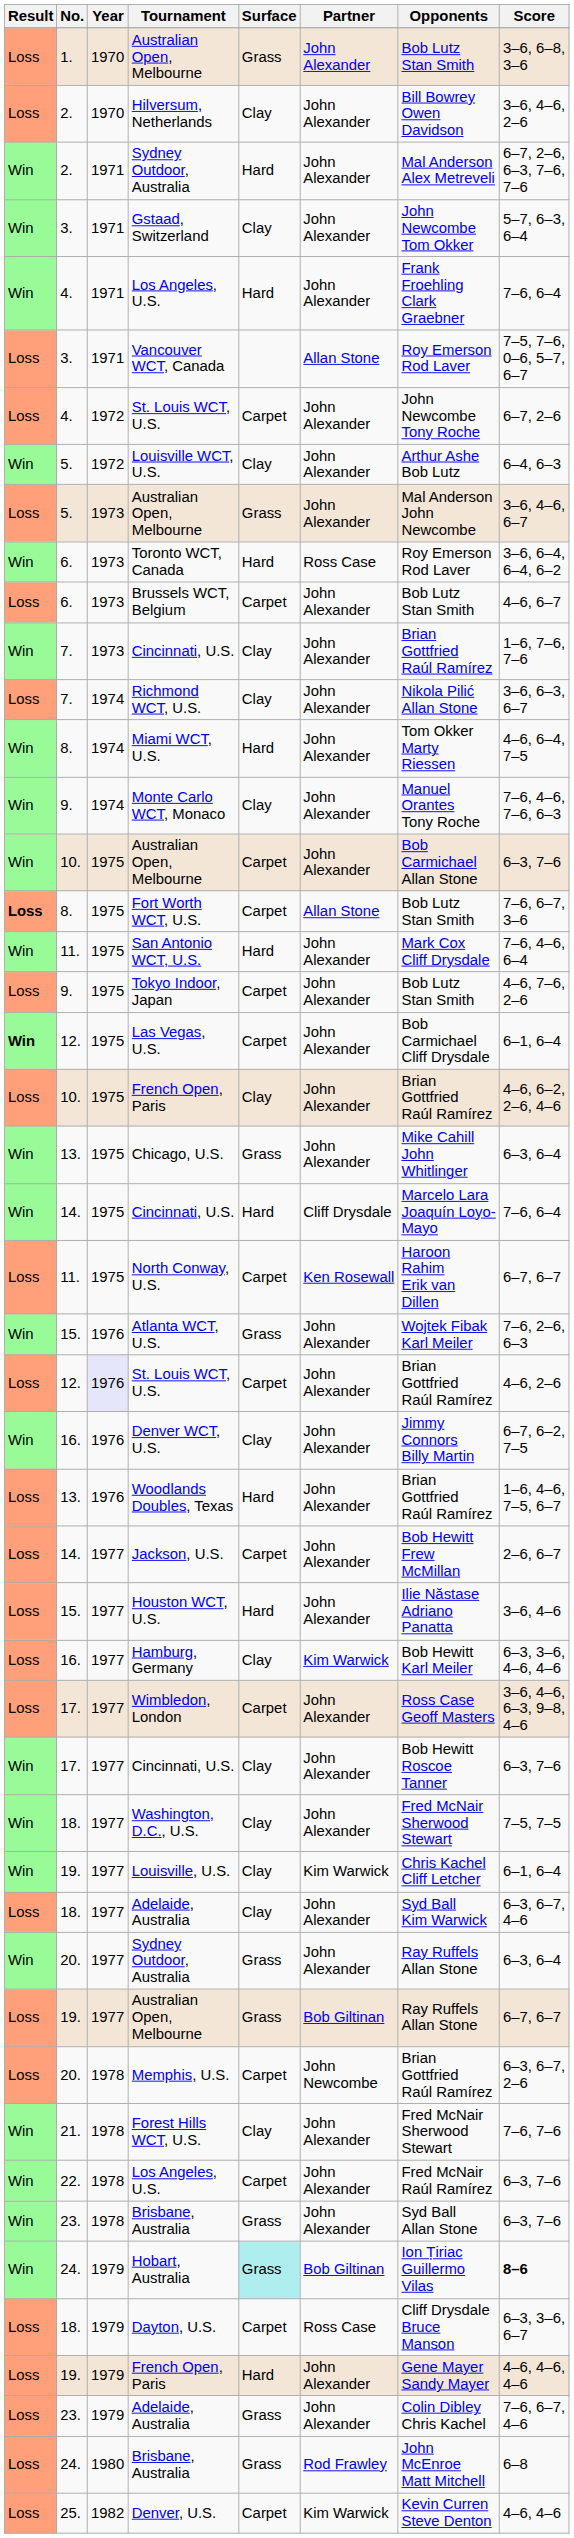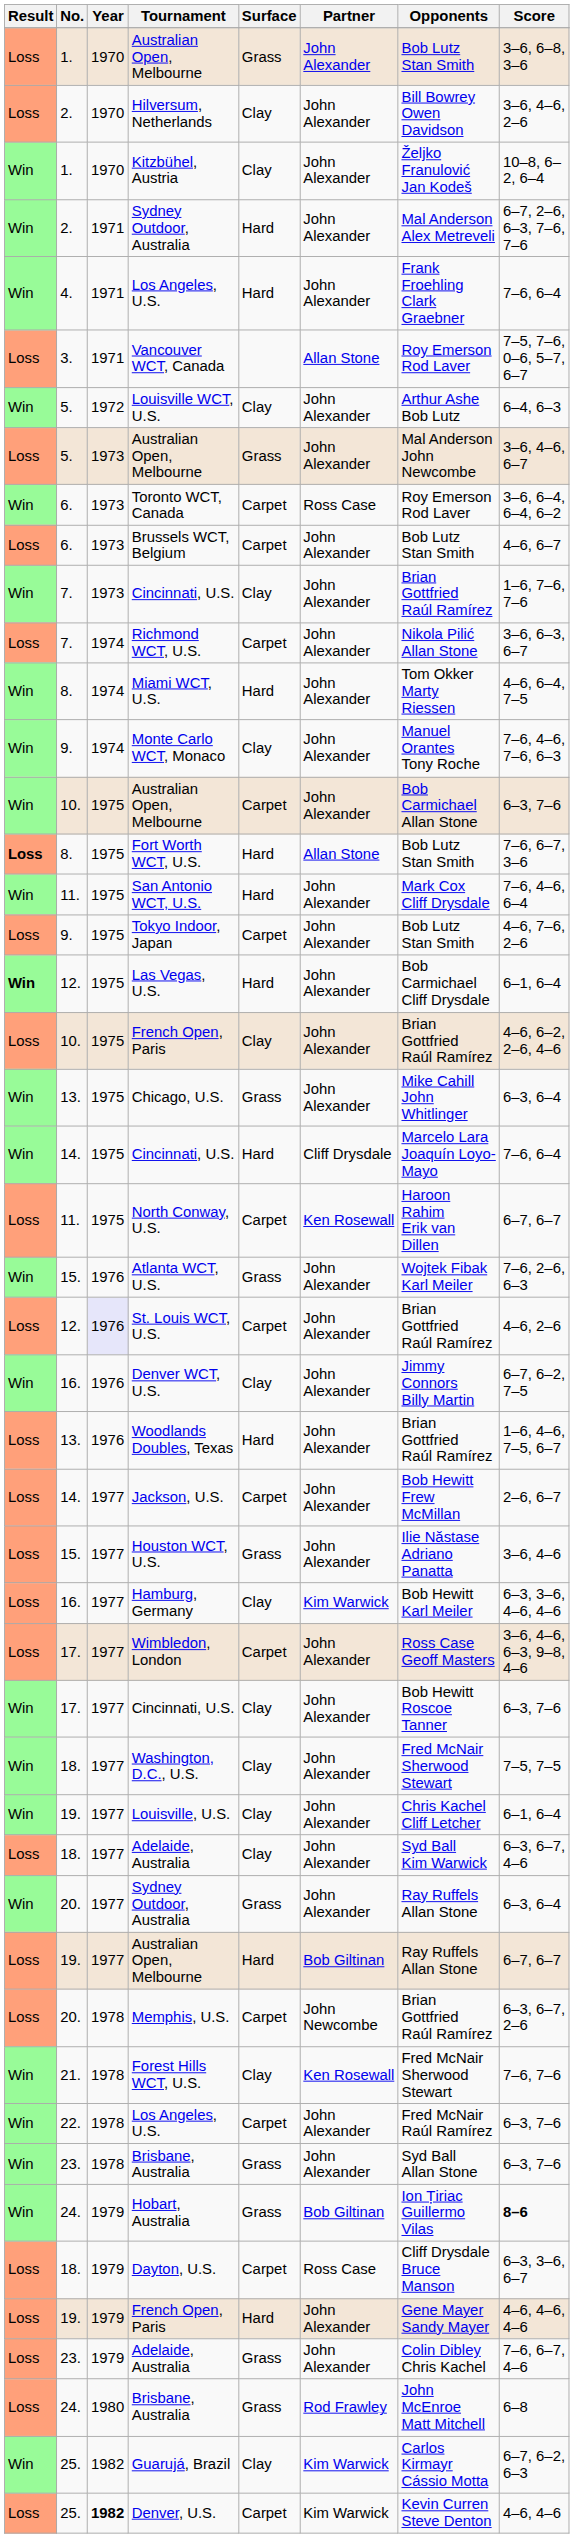+ row: (66, 170)
- row: (66, 227)
- row: (66, 415)
(258, 561) Hard -> (264, 504) Carpet
(257, 699) Clay -> (264, 642) Carpet
(264, 911) Carpet -> (258, 854) Hard
(264, 1040) Carpet -> (258, 983) Hard
(258, 1611) Hard -> (262, 1554) Grass
(346, 1871) Kim Warwick -> (337, 1814) John Alexander
(262, 2017) Grass -> (258, 1960) Hard
(337, 2132) John Alexander -> (349, 2074) Ken Rosewall
(262, 2269) paleturquoise background -> (262, 2212) no background
+ row: (71, 2464)
(108, 2513) normal -> (108, 2513) bold
